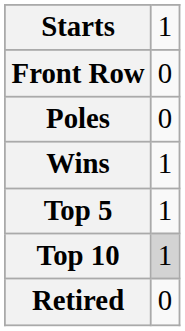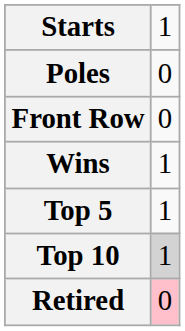rows swapped: (78, 118) <-> (78, 73)
(165, 301) no background -> (165, 301) pink background
